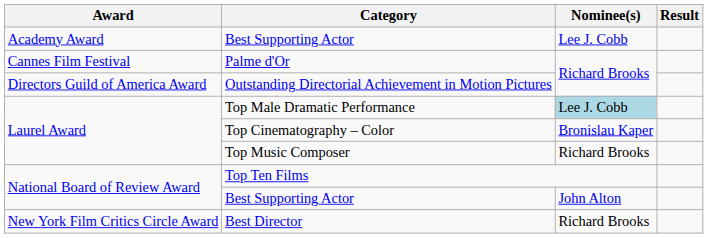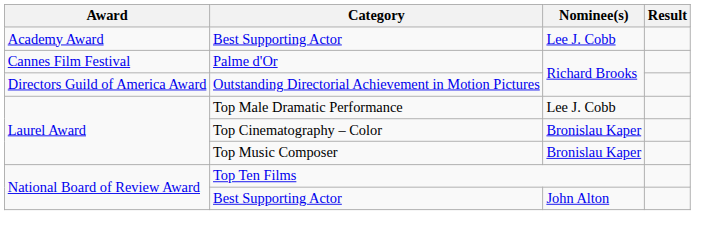(593, 107) lightblue background -> (581, 107) no background
(604, 152) Richard Brooks -> (594, 152) Bronislau Kaper
- row: (113, 221)
